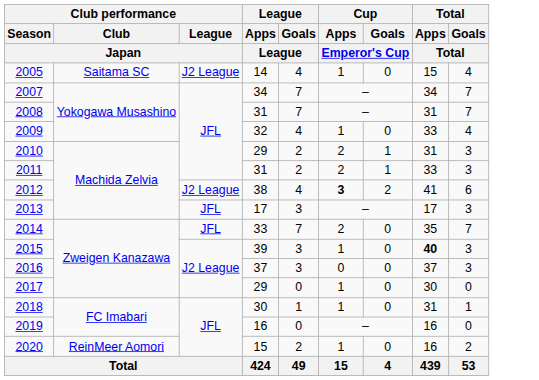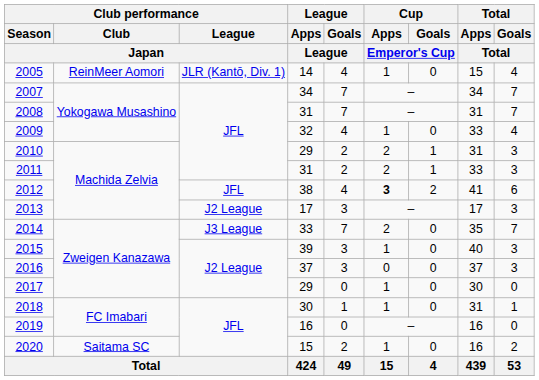(116, 72) Saitama SC -> (116, 72) ReinMeer Aomori
(211, 72) J2 League -> (233, 72) JLR (Kantō, Div. 1)
(211, 190) J2 League -> (233, 190) JFL
(211, 209) JFL -> (233, 209) J2 League
(211, 229) JFL -> (233, 229) J3 League
(430, 248) bold -> (476, 248) normal
(116, 346) ReinMeer Aomori -> (116, 346) Saitama SC
